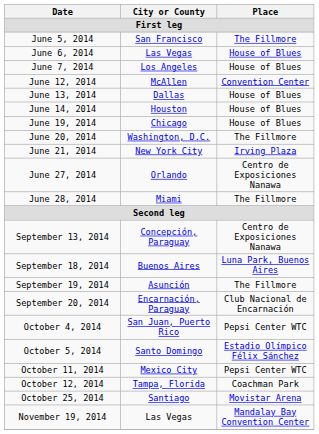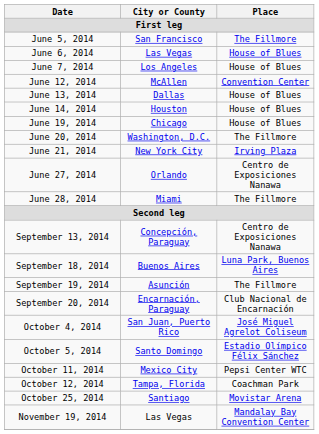(265, 327) Pepsi Center WTC -> (265, 327) José Miguel Agrelot Coliseum
